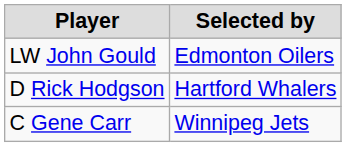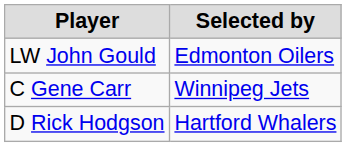rows swapped: (87, 89) <-> (70, 123)
